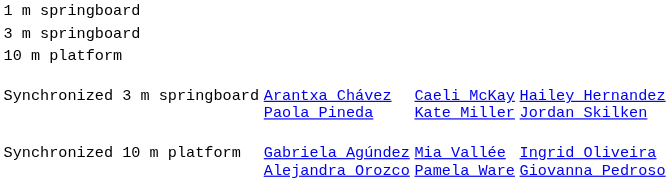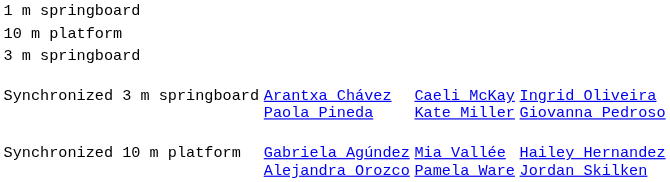rows swapped: (72, 34) <-> (63, 56)
(593, 104) Hailey Hernandez Jordan Skilken -> (593, 104) Ingrid Oliveira Giovanna Pedroso
(593, 162) Ingrid Oliveira Giovanna Pedroso -> (593, 162) Hailey Hernandez Jordan Skilken
